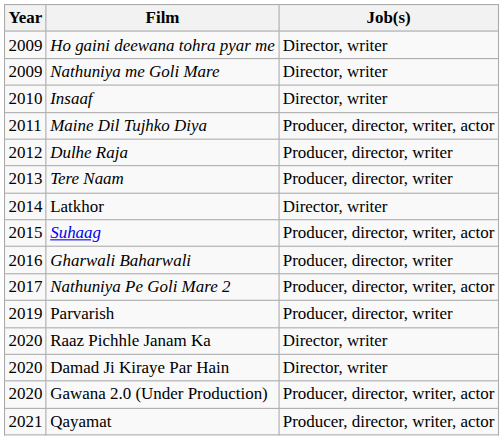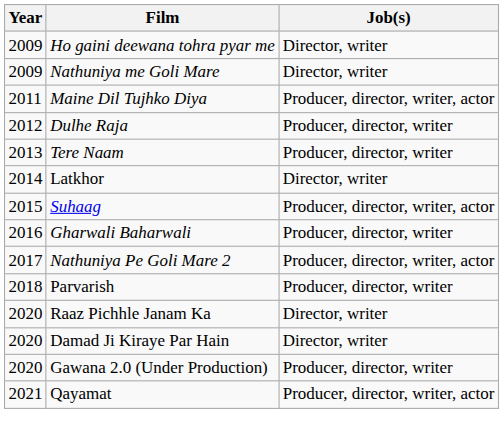- row: (71, 98)
(25, 313) 2019 -> (25, 286) 2018
(389, 394) Producer, director, writer, actor -> (368, 367) Producer, director, writer
